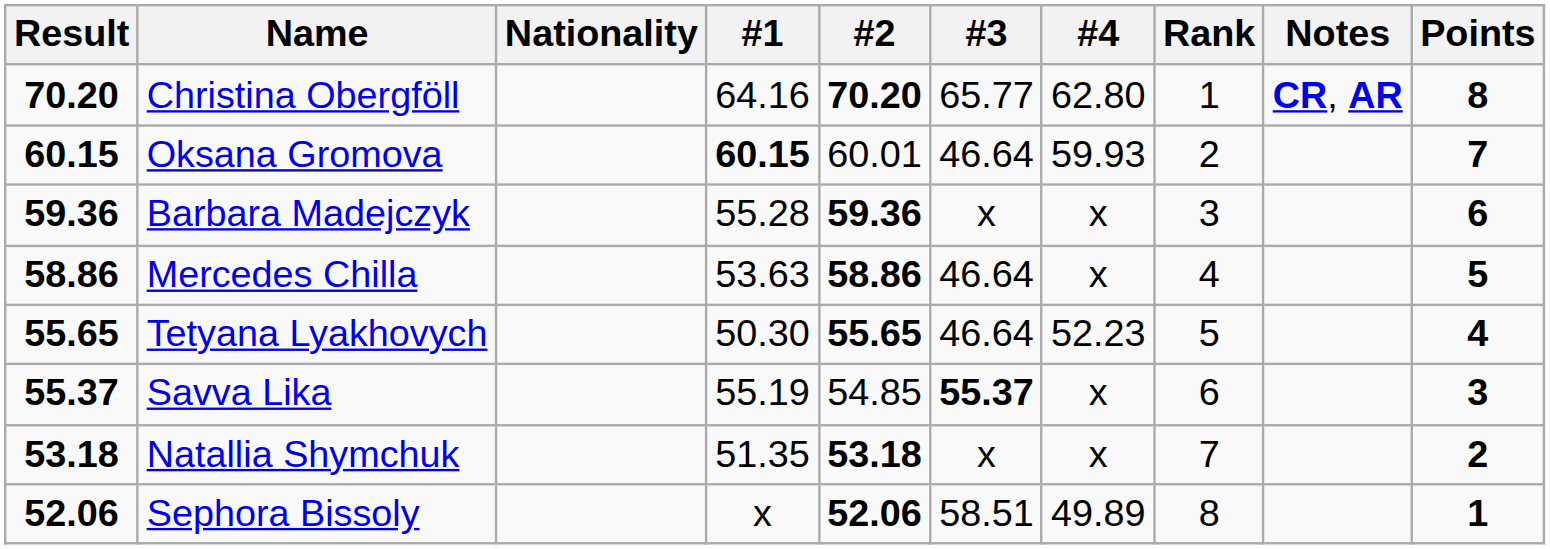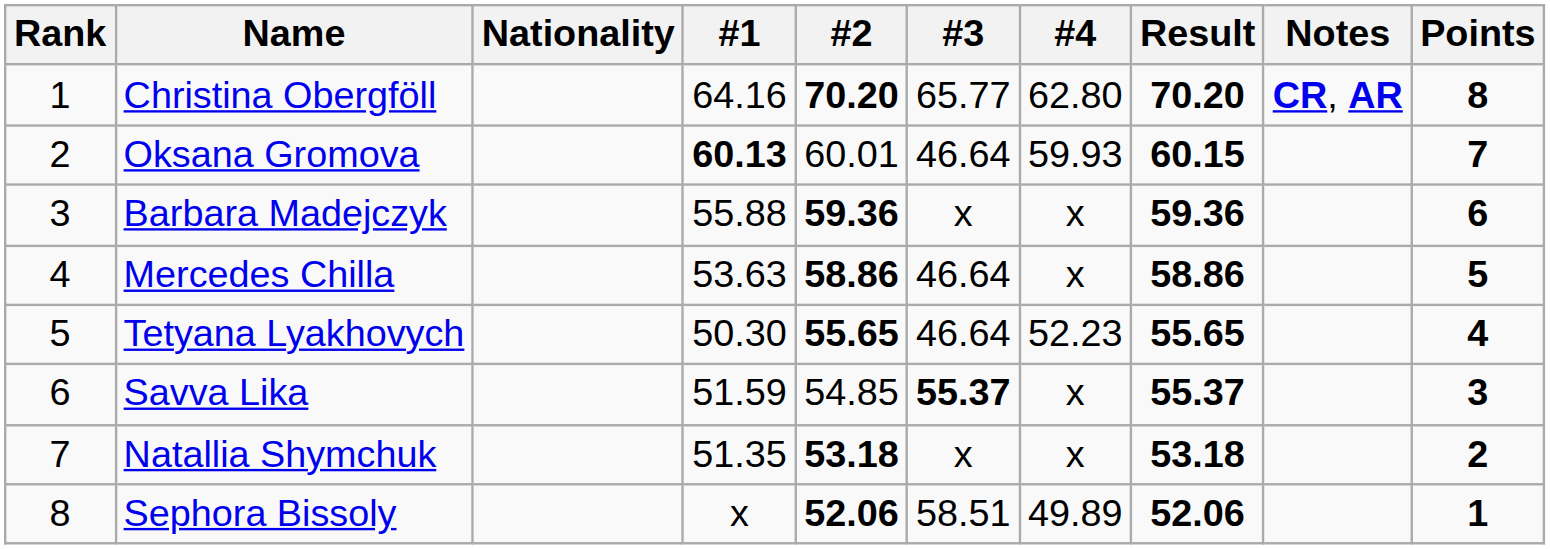columns swapped: (1209, 34) <-> (72, 34)
(763, 154) 60.15 -> (739, 154) 60.13
(763, 214) 55.28 -> (739, 214) 55.88
(763, 393) 55.19 -> (739, 393) 51.59
